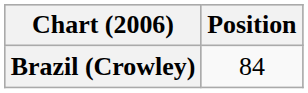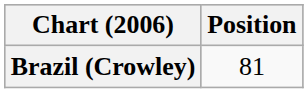(252, 66) 84 -> (252, 66) 81
